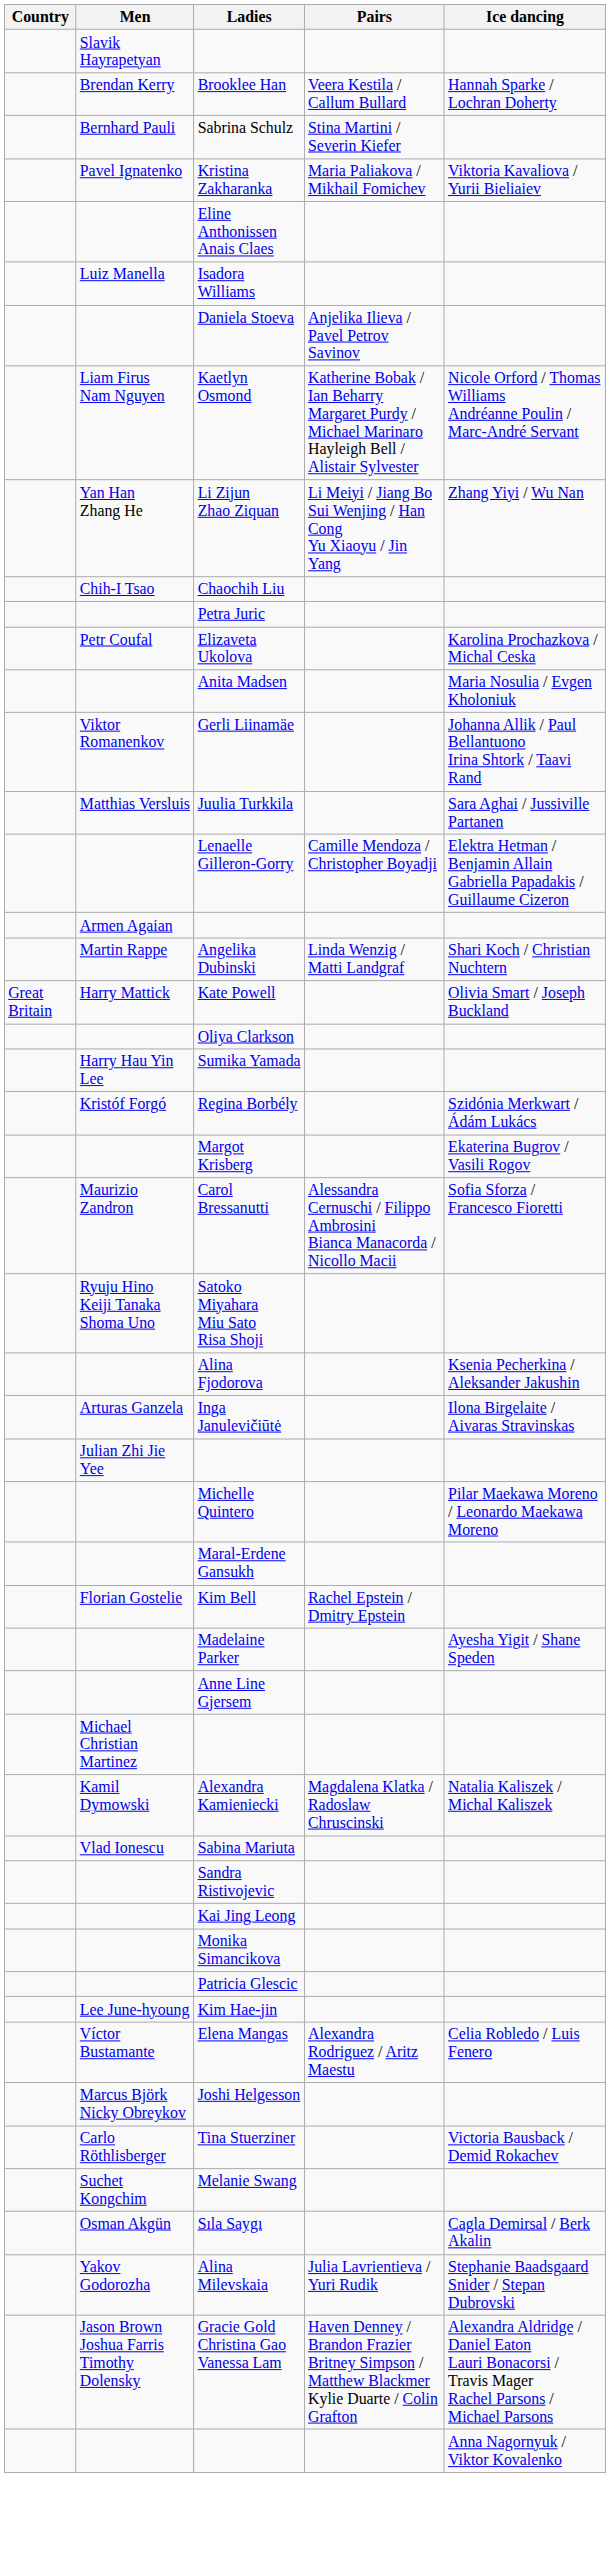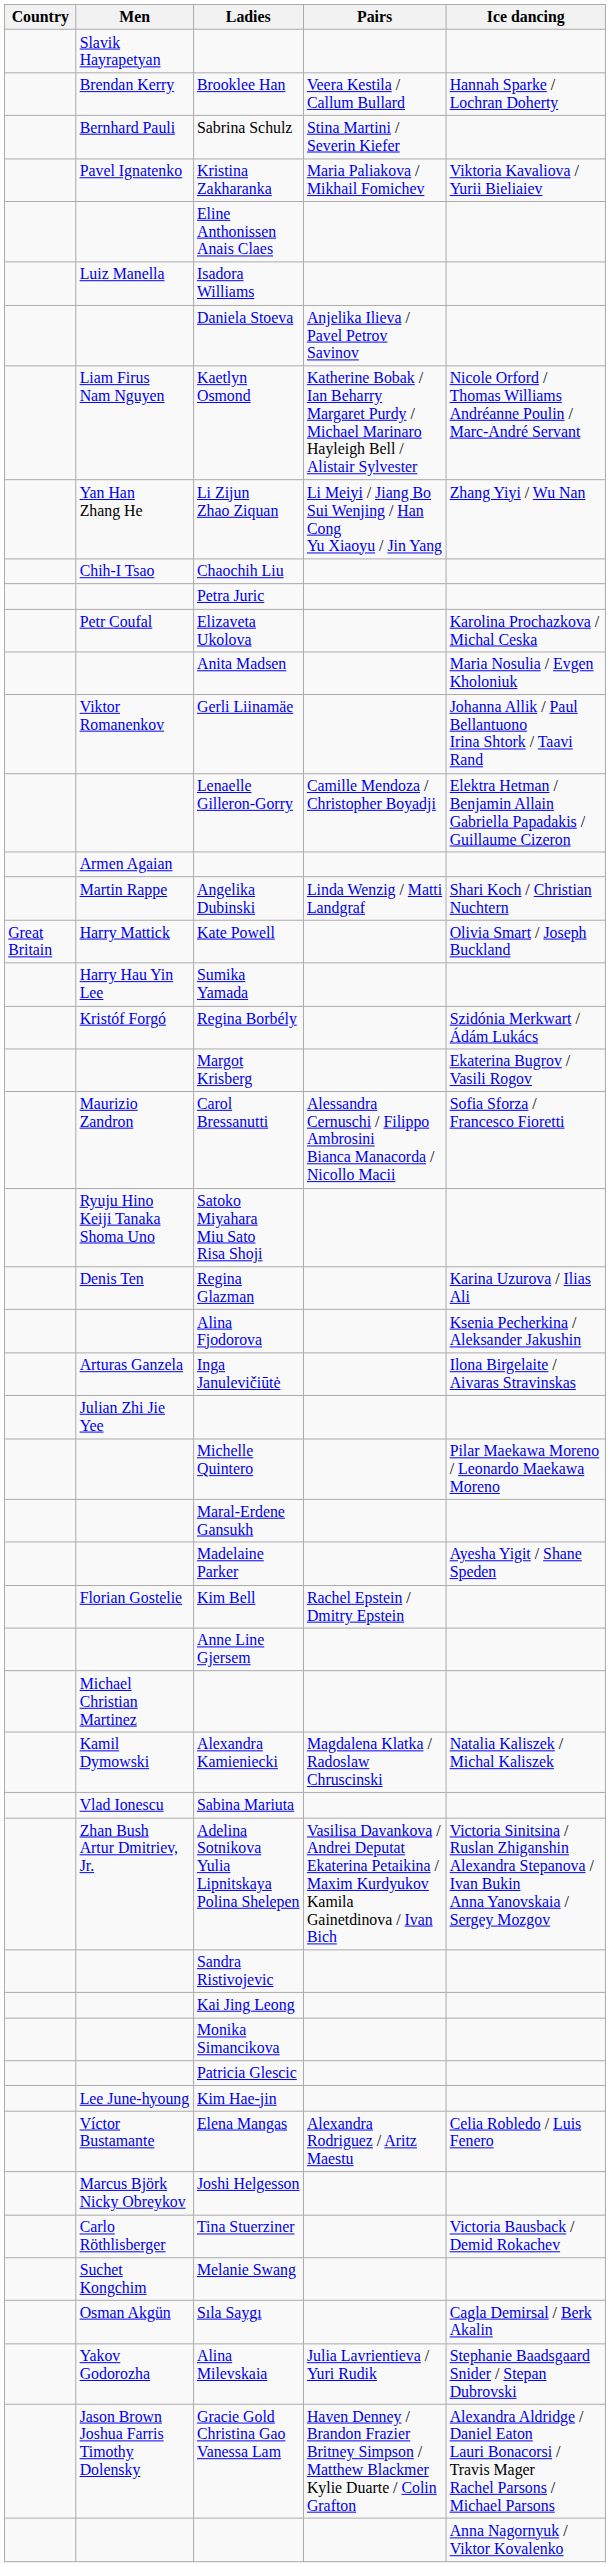- row: (135, 803)
- row: (135, 1036)
+ row: (112, 1279)
rows swapped: (131, 1597) <-> (135, 1650)
+ row: (129, 1848)
